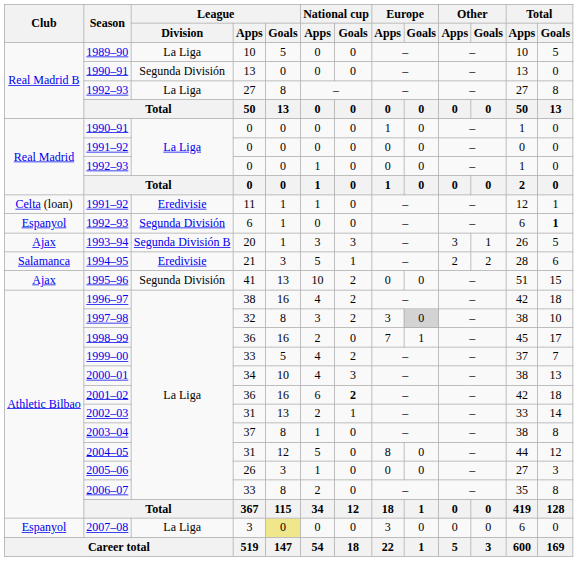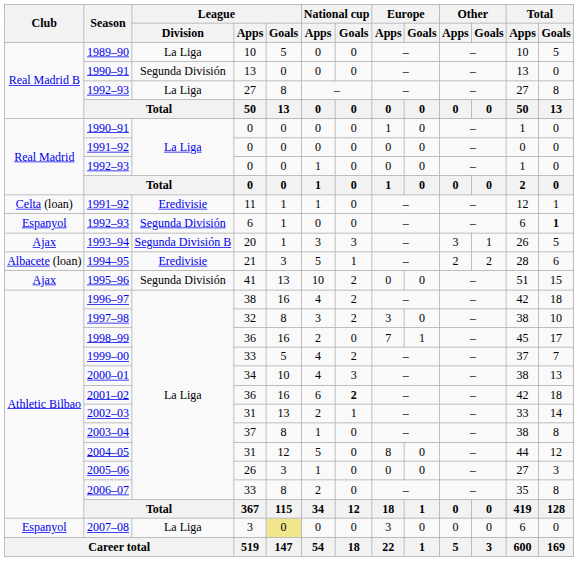(44, 261) Salamanca -> (44, 261) Albacete (loan)
(421, 318) lightgrey background -> (422, 318) no background
